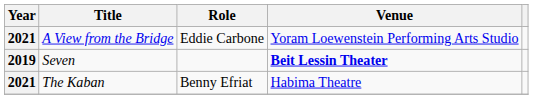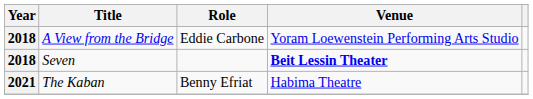(22, 37) 2021 -> (22, 37) 2018
(22, 60) 2019 -> (22, 60) 2018
